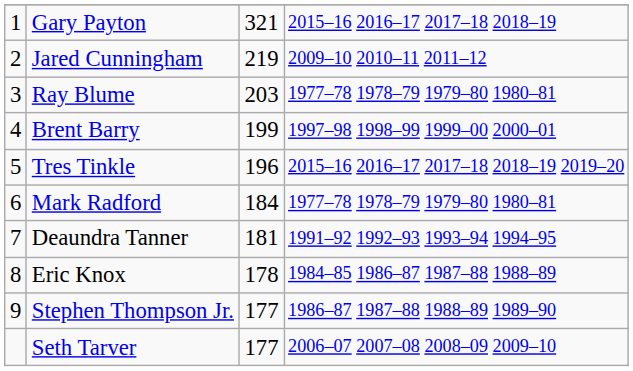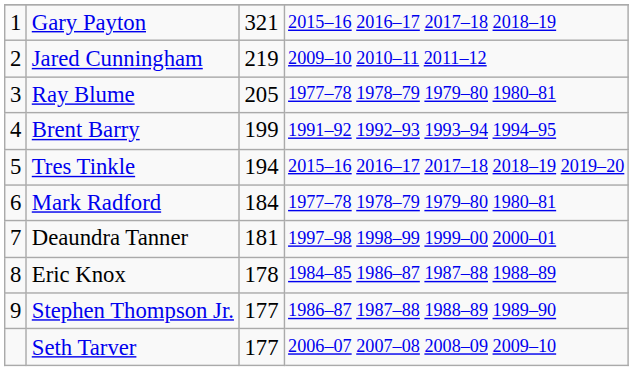(261, 94) 203 -> (261, 94) 205
(422, 130) 1997–98 1998–99 1999–00 2000–01 -> (422, 130) 1991–92 1992–93 1993–94 1994–95
(261, 166) 196 -> (261, 166) 194
(422, 238) 1991–92 1992–93 1993–94 1994–95 -> (422, 238) 1997–98 1998–99 1999–00 2000–01
